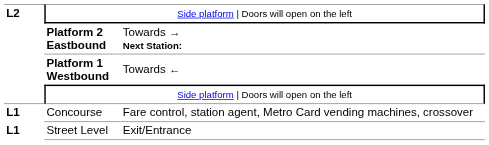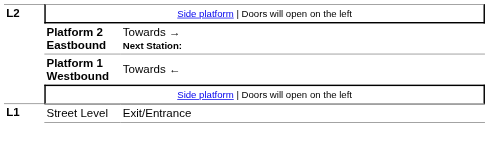- row: (74, 112)
